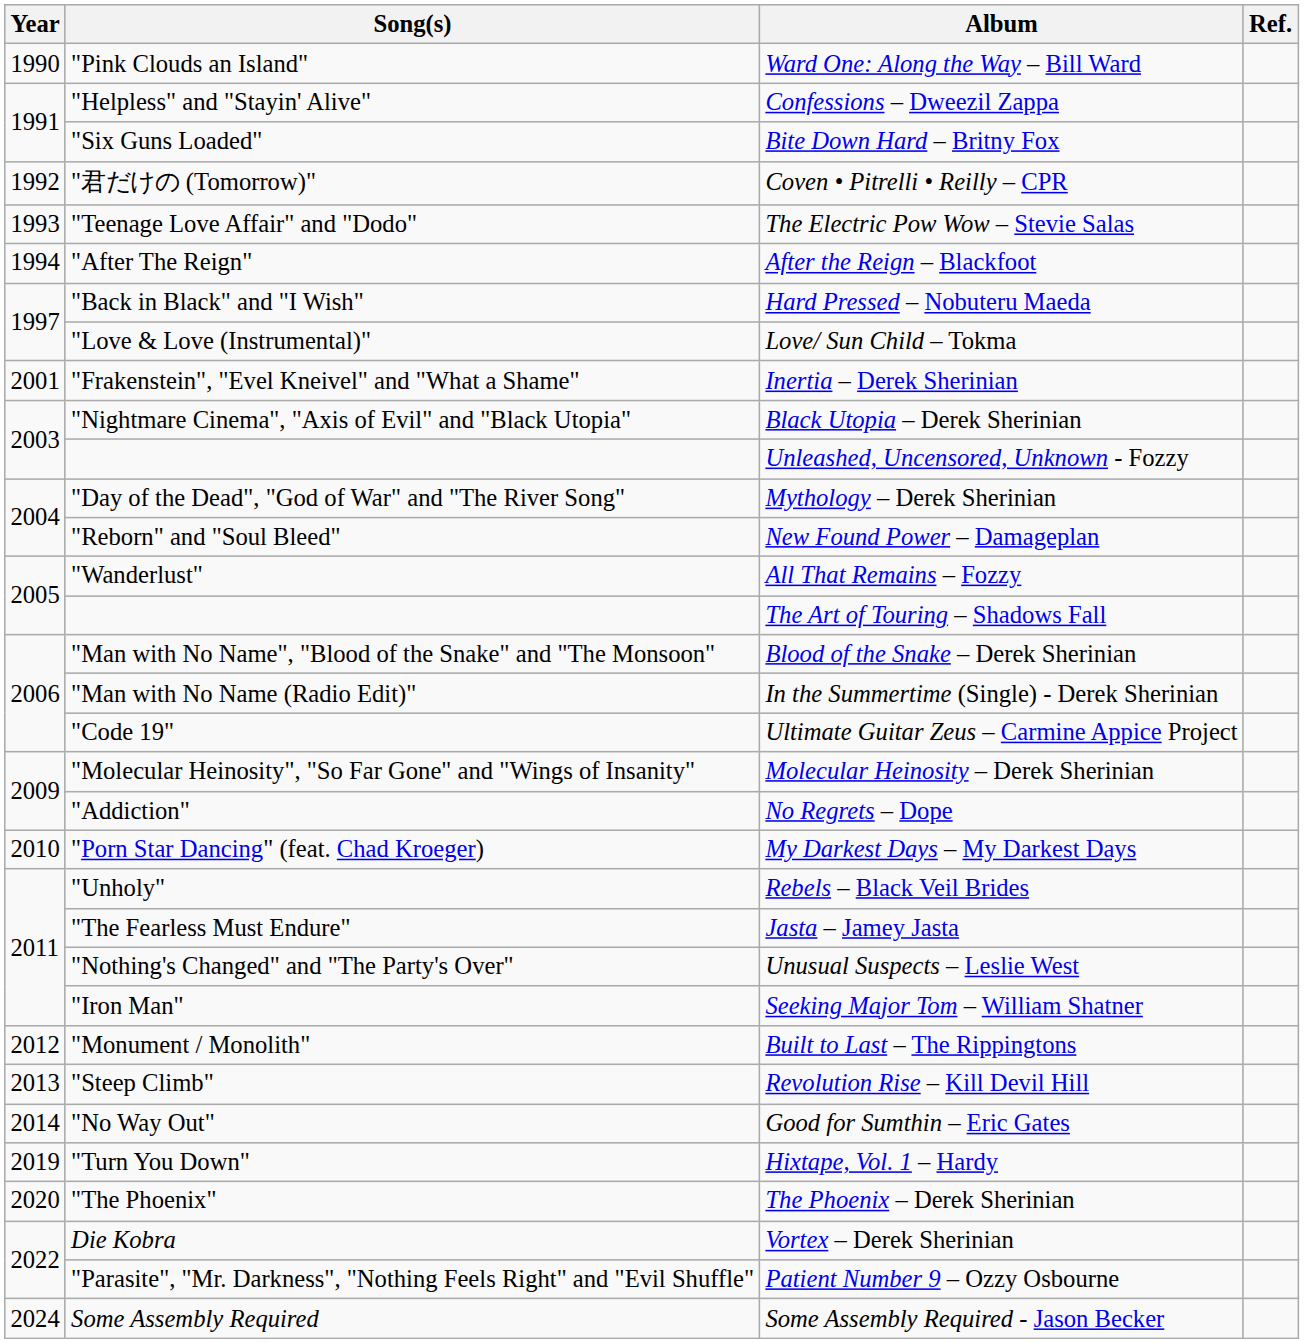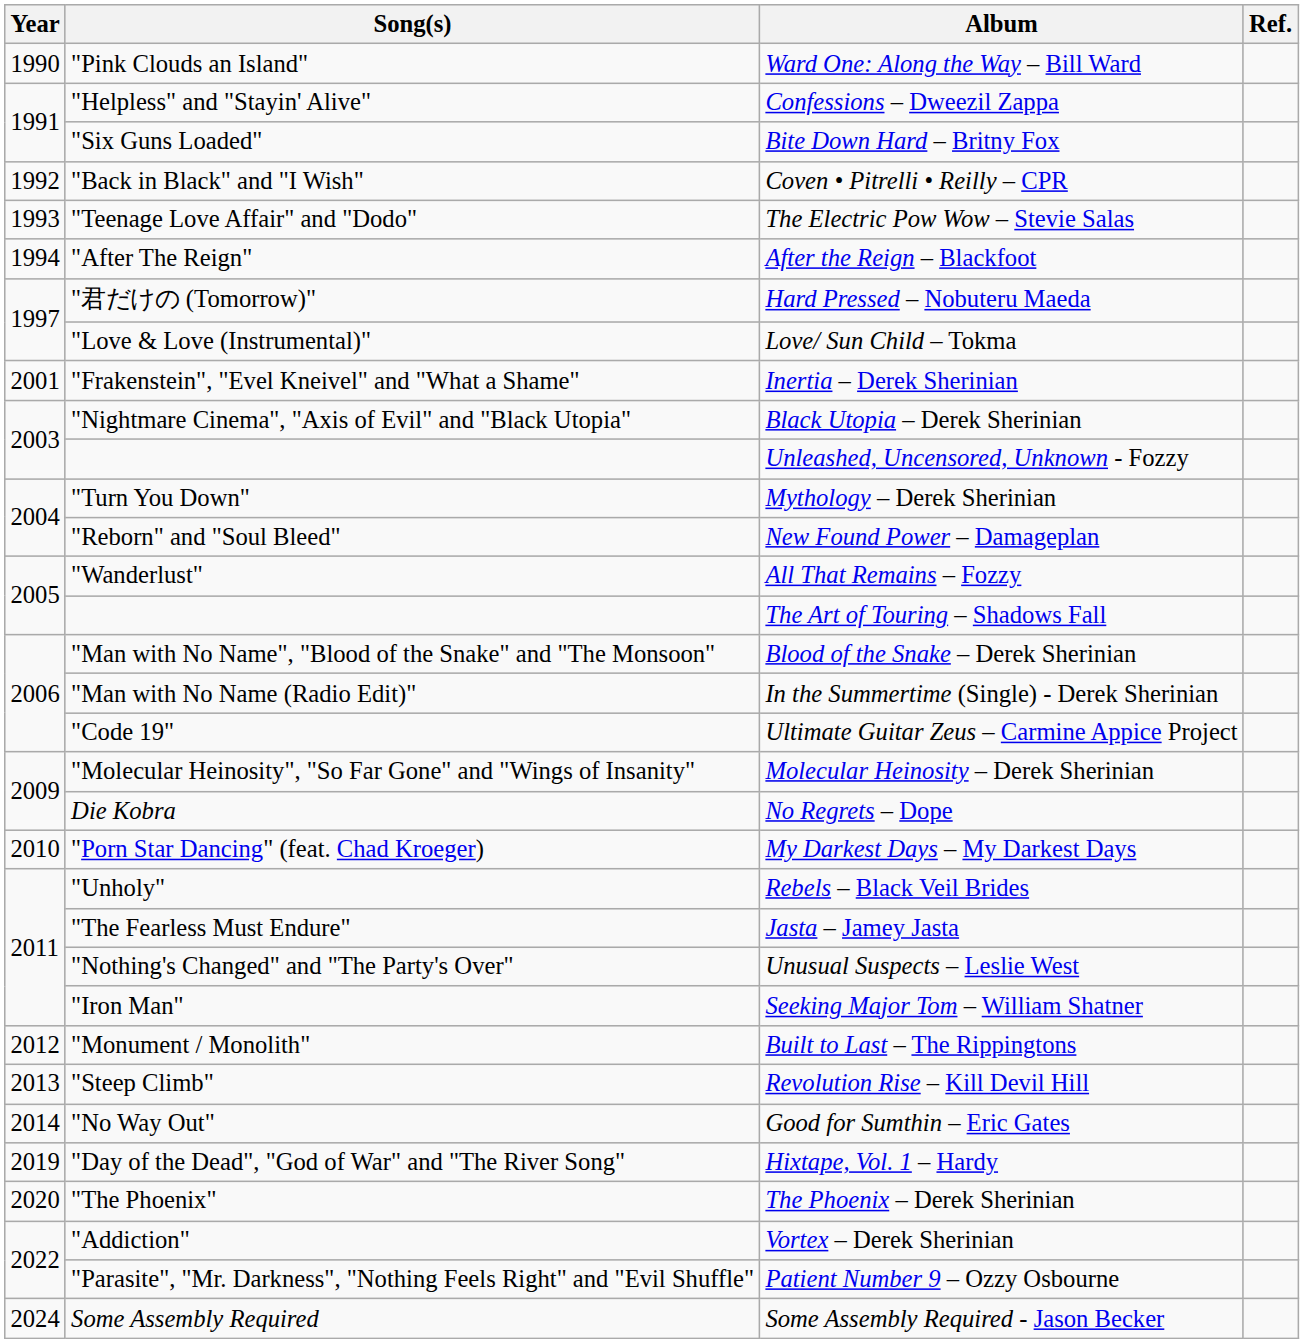(194, 181) "君だけの (Tomorrow)" -> (217, 180) "Back in Black" and "I Wish"
(217, 302) "Back in Black" and "I Wish" -> (194, 299) "君だけの (Tomorrow)"
(348, 497) "Day of the Dead", "God of War" and "The River Song" -> (160, 497) "Turn You Down"
(130, 810) "Addiction" -> (123, 810) Die Kobra
(160, 1161) "Turn You Down" -> (348, 1161) "Day of the Dead", "God of War" and "The River Song"
(123, 1240) Die Kobra -> (130, 1240) "Addiction"
